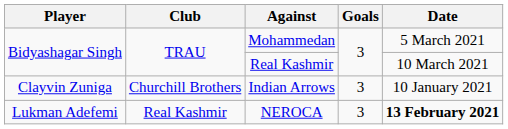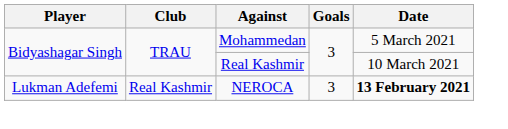- row: (292, 87)
